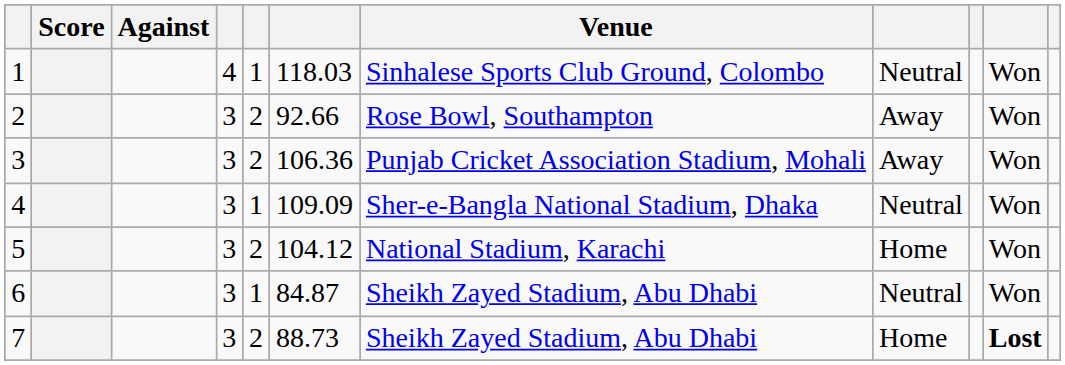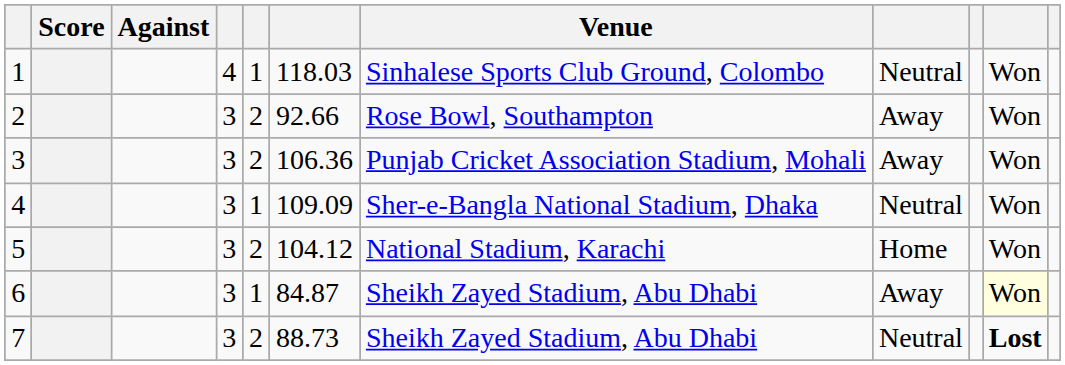(921, 293) Neutral -> (911, 293) Away
(1015, 293) no background -> (1015, 293) lightyellow background
(913, 337) Home -> (921, 337) Neutral
